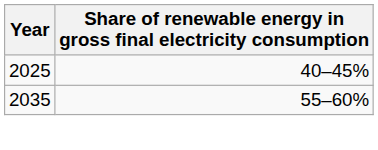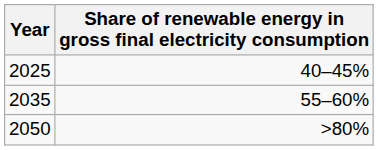+ row: (30, 129)
